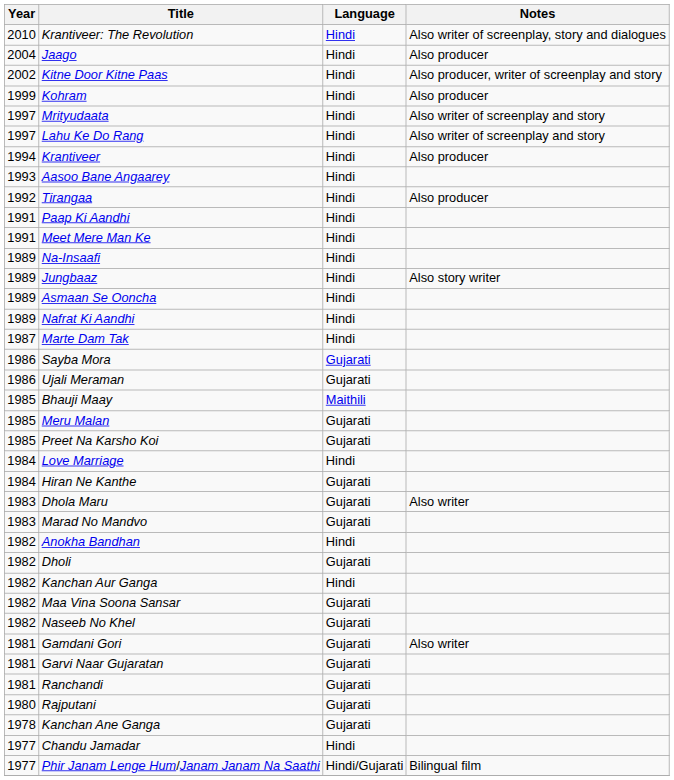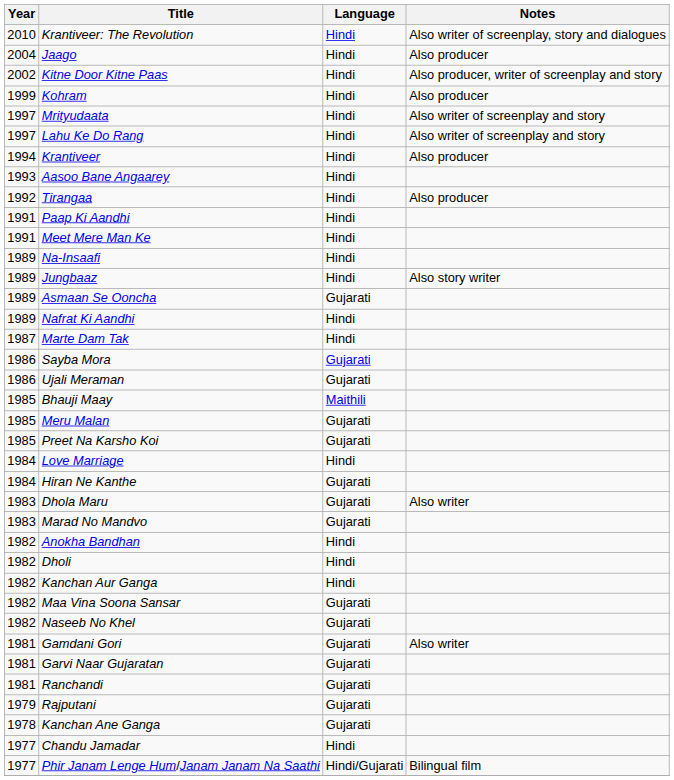(340, 298) Hindi -> (348, 298) Gujarati
(348, 562) Gujarati -> (340, 562) Hindi
(22, 704) 1980 -> (22, 704) 1979
